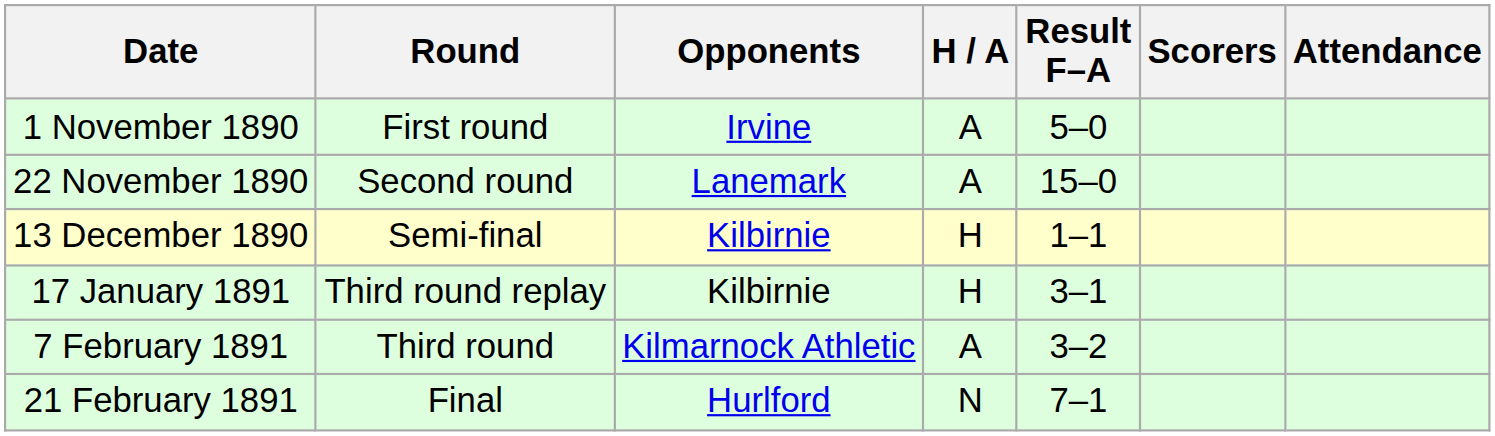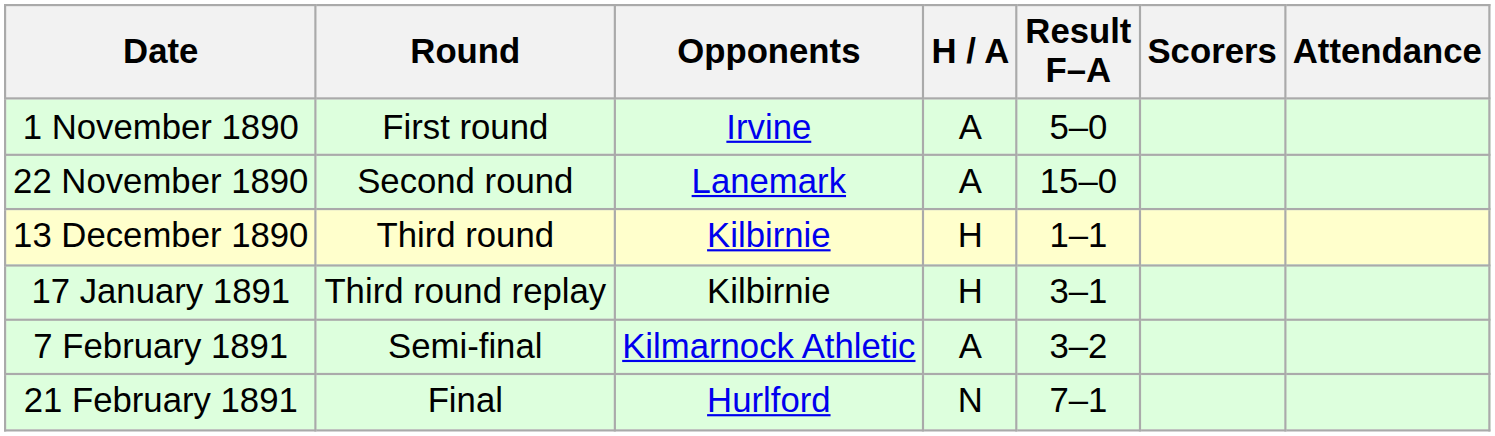(465, 236) Semi-final -> (465, 236) Third round
(465, 346) Third round -> (465, 346) Semi-final
